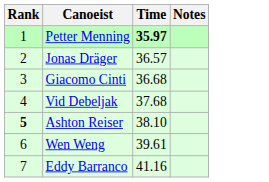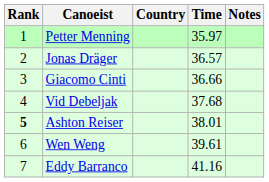+ column: (161, 15)
(151, 36) bold -> (207, 36) normal
(151, 79) 36.68 -> (207, 79) 36.66
(151, 123) 38.10 -> (207, 123) 38.01
